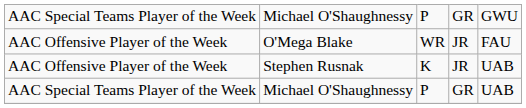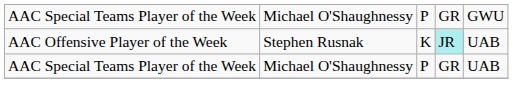- row: (308, 41)
(460, 66) no background -> (447, 41) paleturquoise background
